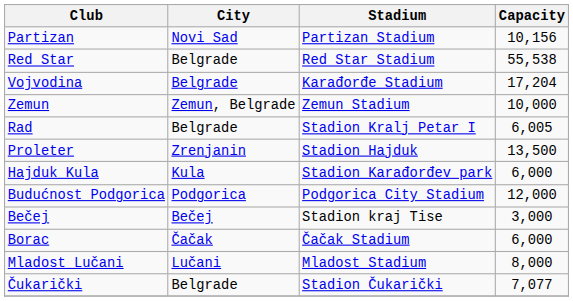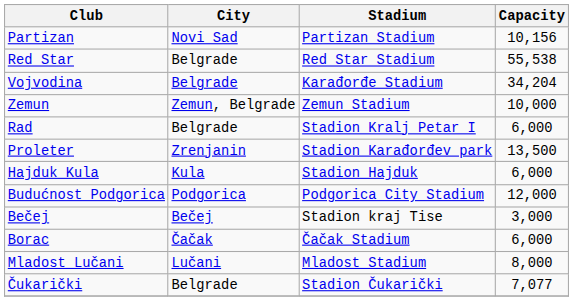(532, 83) 17,204 -> (532, 83) 34,204
(532, 128) 6,005 -> (532, 128) 6,000
(360, 151) Stadion Hajduk -> (397, 151) Stadion Karađorđev park
(397, 173) Stadion Karađorđev park -> (360, 173) Stadion Hajduk
